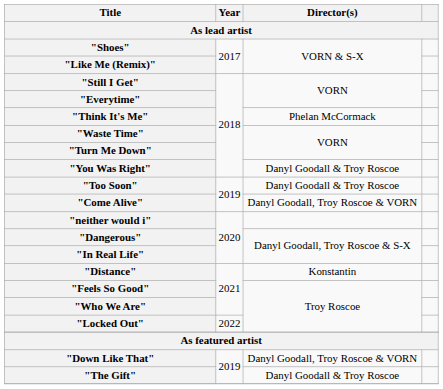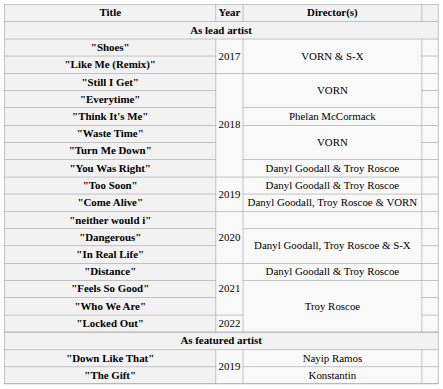(332, 271) Konstantin -> (332, 271) Danyl Goodall & Troy Roscoe
(332, 358) Danyl Goodall, Troy Roscoe & VORN -> (332, 358) Nayip Ramos
(332, 375) Danyl Goodall & Troy Roscoe -> (332, 375) Konstantin
